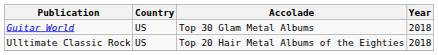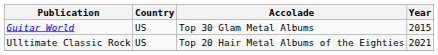(420, 27) 2018 -> (420, 27) 2015
(420, 42) 2018 -> (420, 42) 2021
